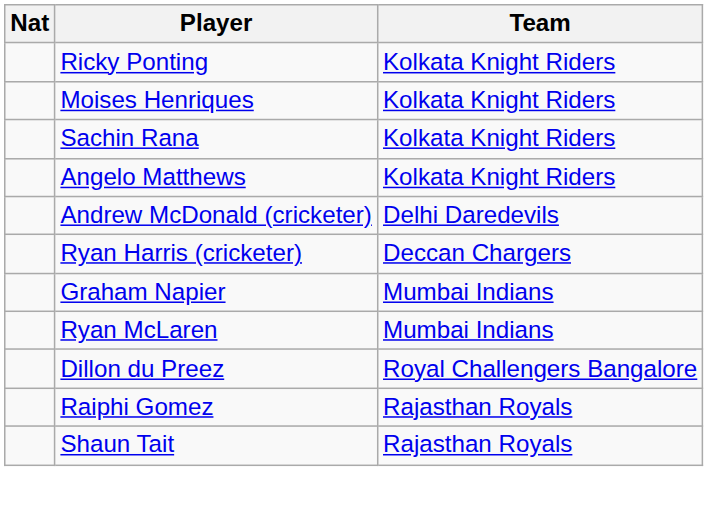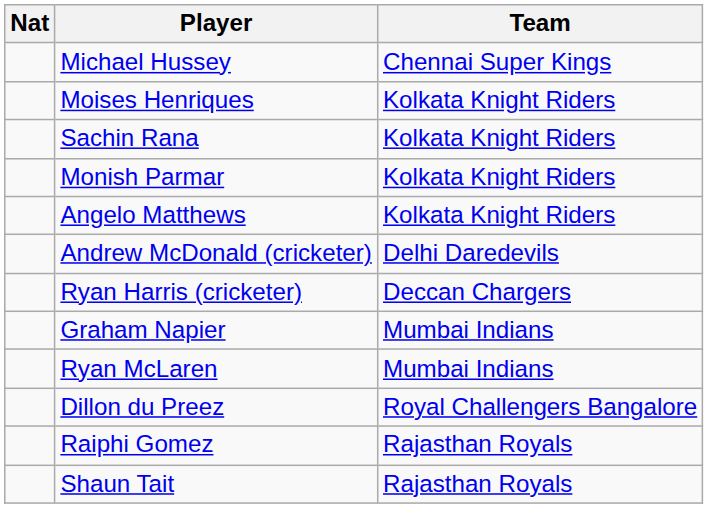+ row: (146, 61)
- row: (134, 61)
+ row: (142, 176)
